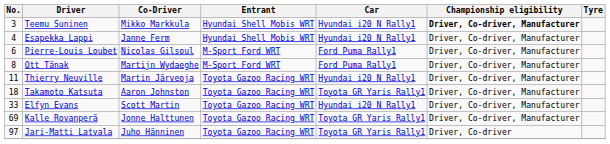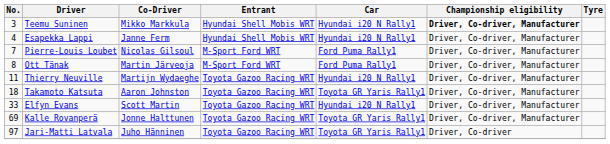(14, 51) 6 -> (14, 51) 7
(160, 65) Martijn Wydaeghe -> (157, 65) Martin Järveoja
(157, 78) Martin Järveoja -> (160, 78) Martijn Wydaeghe
